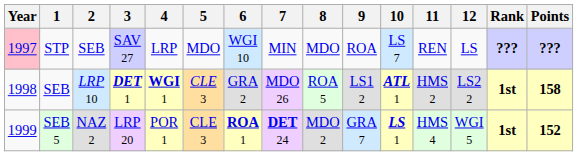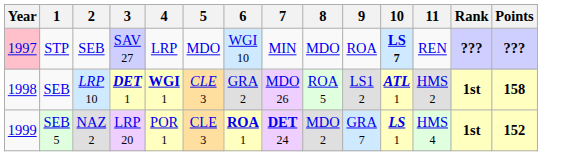- column: (469, 16)
(397, 48) normal -> (397, 48) bold
